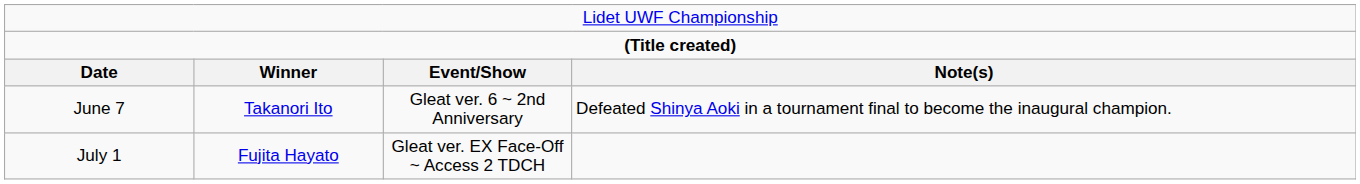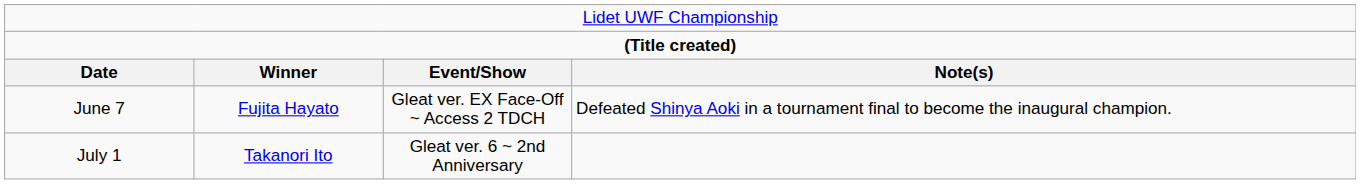(288, 109) Takanori Ito -> (288, 109) Fujita Hayato
(478, 109) Gleat ver. 6 ~ 2nd Anniversary -> (478, 109) Gleat ver. EX Face-Off ~ Access 2 TDCH
(288, 155) Fujita Hayato -> (288, 155) Takanori Ito
(478, 155) Gleat ver. EX Face-Off ~ Access 2 TDCH -> (478, 155) Gleat ver. 6 ~ 2nd Anniversary
